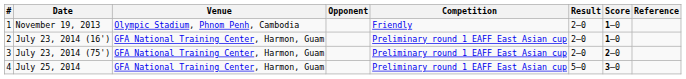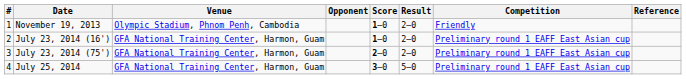columns swapped: (618, 11) <-> (470, 11)
